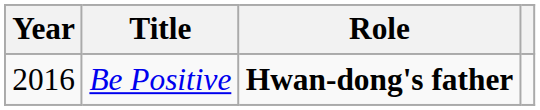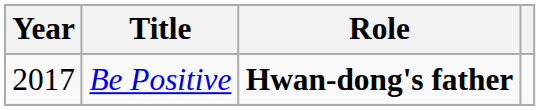(44, 79) 2016 -> (44, 79) 2017
